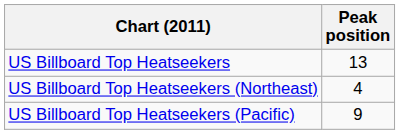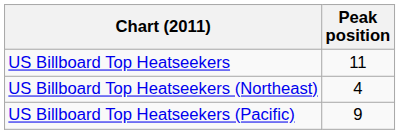(358, 62) 13 -> (358, 62) 11
